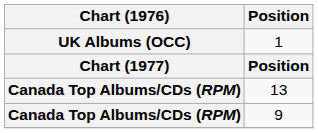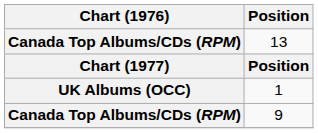rows swapped: (279, 41) <-> (279, 90)
